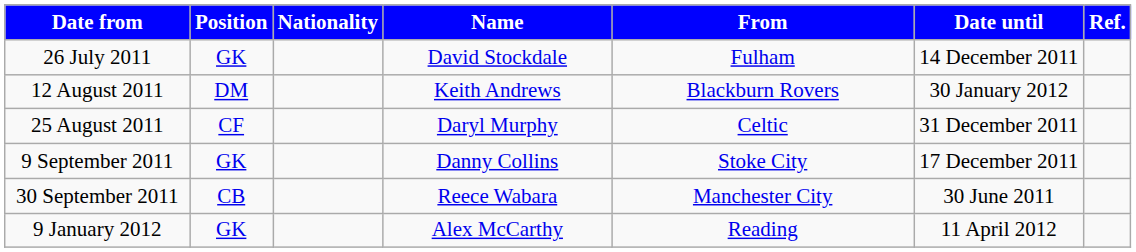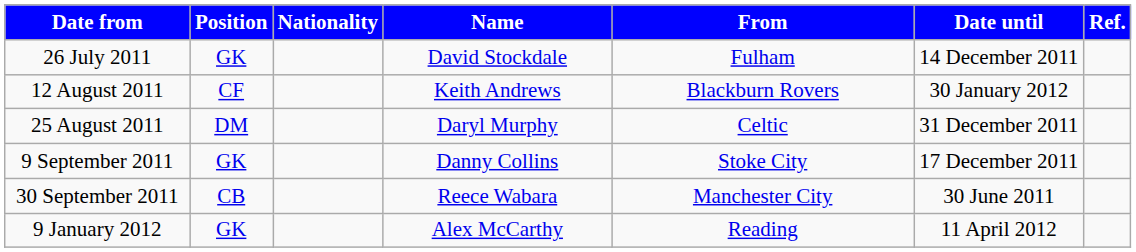(231, 91) DM -> (231, 91) CF
(231, 126) CF -> (231, 126) DM
